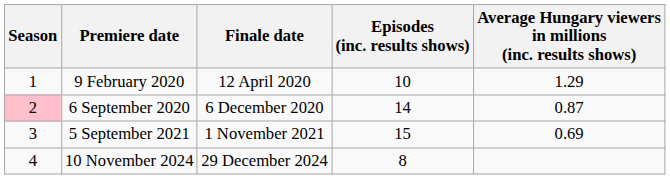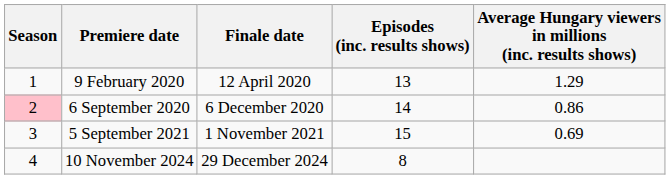(403, 81) 10 -> (403, 81) 13
(569, 107) 0.87 -> (569, 107) 0.86
